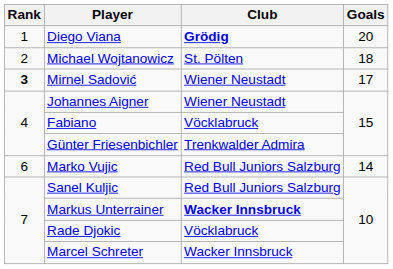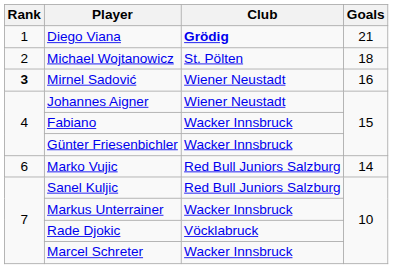(366, 36) 20 -> (366, 36) 21
(366, 79) 17 -> (366, 79) 16
(221, 123) Vöcklabruck -> (238, 123) Wacker Innsbruck
(244, 144) Trenkwalder Admira -> (238, 144) Wacker Innsbruck
(242, 209) bold -> (238, 209) normal
